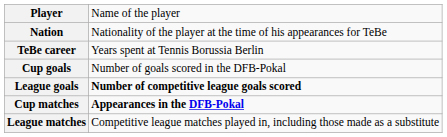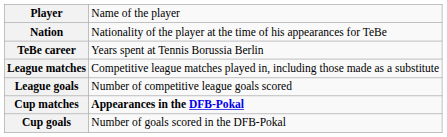rows swapped: (47, 123) <-> (47, 68)
(196, 86) bold -> (192, 86) normal
